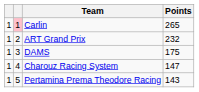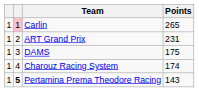(172, 38) 232 -> (172, 38) 231
(172, 66) 147 -> (172, 66) 174
(18, 79) normal -> (18, 79) bold
